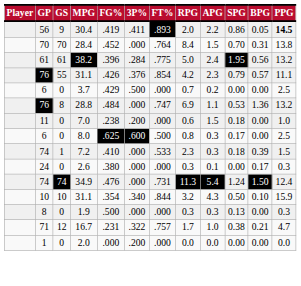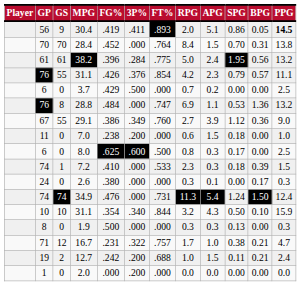(213, 29) 2.2 -> (213, 29) 5.1
+ row: (44, 121)
+ row: (44, 258)
